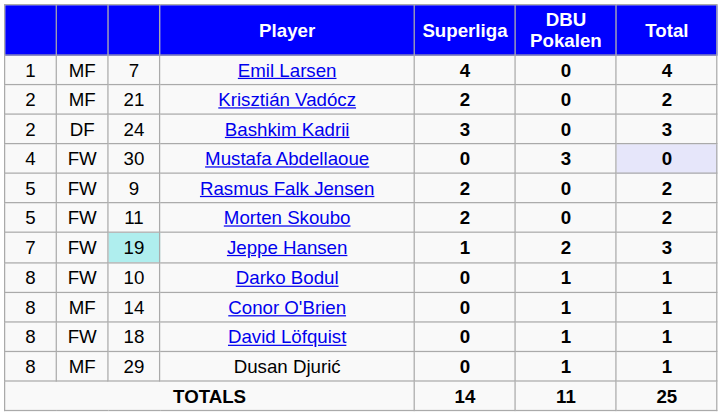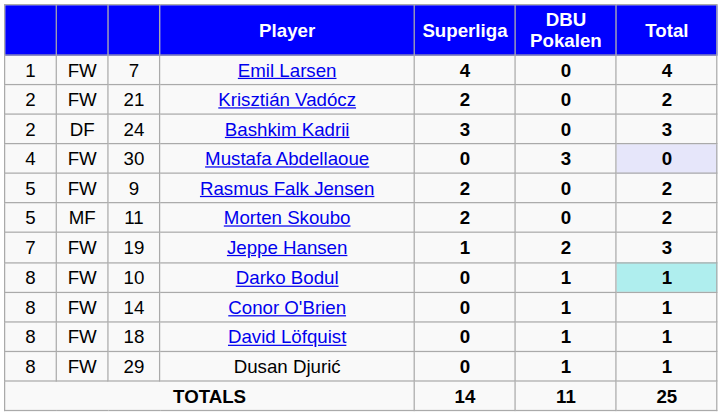(82, 70) MF -> (82, 70) FW
(82, 100) MF -> (82, 100) FW
(82, 218) FW -> (82, 218) MF
(134, 248) paleturquoise background -> (134, 248) no background
(667, 277) no background -> (667, 277) paleturquoise background
(82, 307) MF -> (82, 307) FW
(82, 366) MF -> (82, 366) FW
